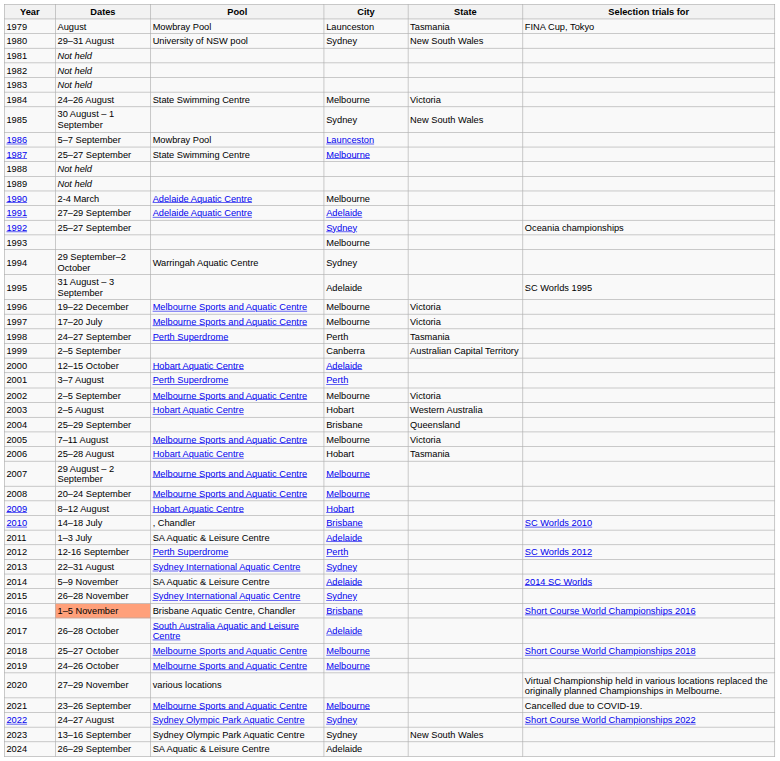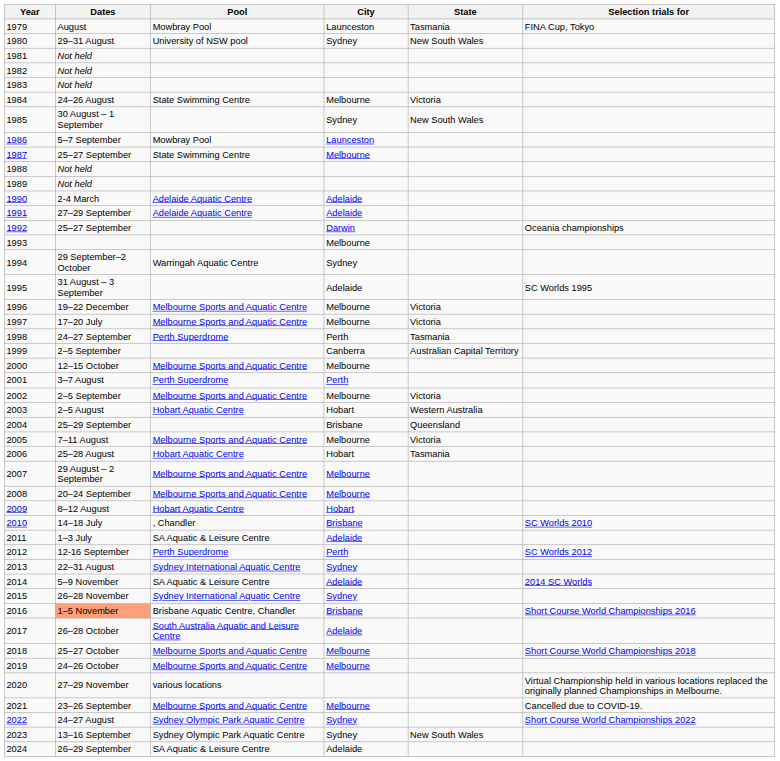(348, 198) Melbourne -> (344, 198) Adelaide
(342, 228) Sydney -> (341, 228) Darwin
(198, 366) Hobart Aquatic Centre -> (230, 366) Melbourne Sports and Aquatic Centre
(344, 366) Adelaide -> (348, 366) Melbourne
